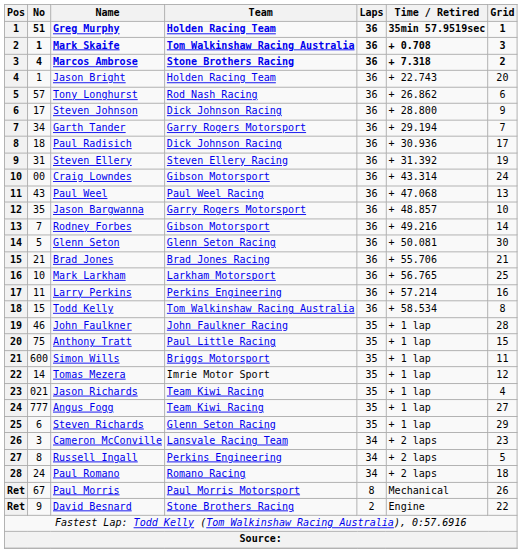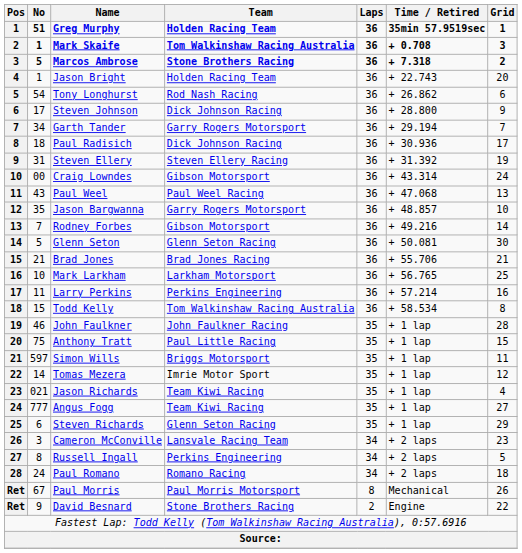(39, 62) 4 -> (39, 62) 5
(39, 95) 57 -> (39, 95) 54
(39, 359) 600 -> (39, 359) 597
